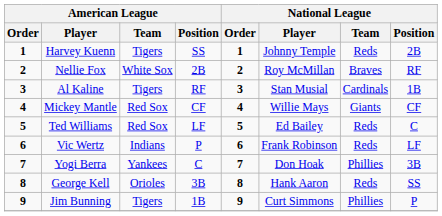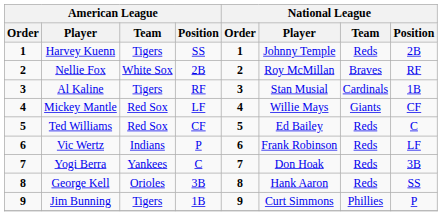(198, 107) CF -> (198, 107) LF
(198, 126) LF -> (198, 126) CF
(365, 164) Phillies -> (365, 164) Reds
